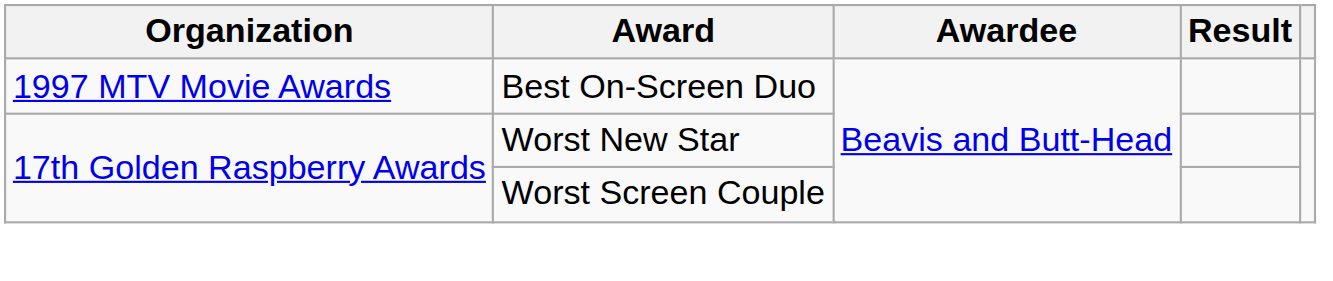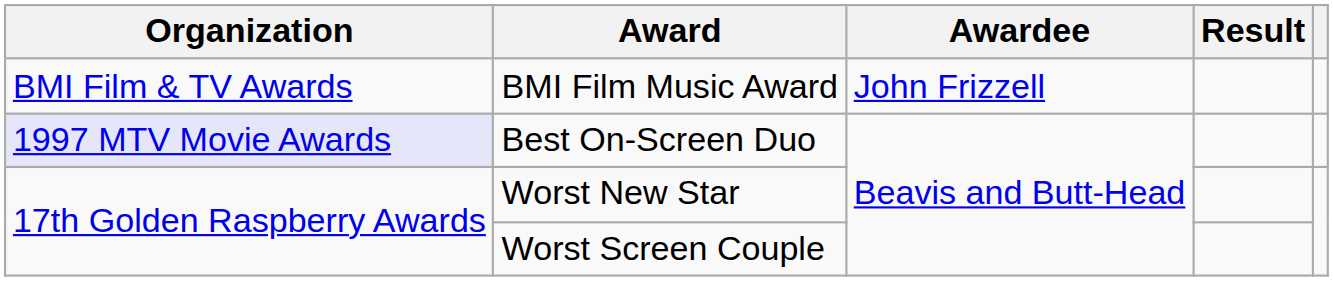+ row: (670, 85)
(202, 85) no background -> (202, 139) lavender background
